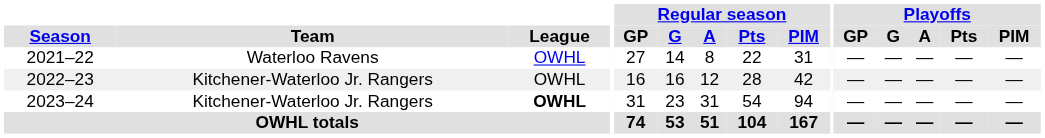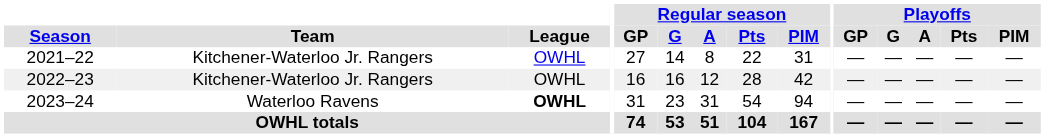(313, 57) Waterloo Ravens -> (313, 57) Kitchener-Waterloo Jr. Rangers
(313, 101) Kitchener-Waterloo Jr. Rangers -> (313, 101) Waterloo Ravens
